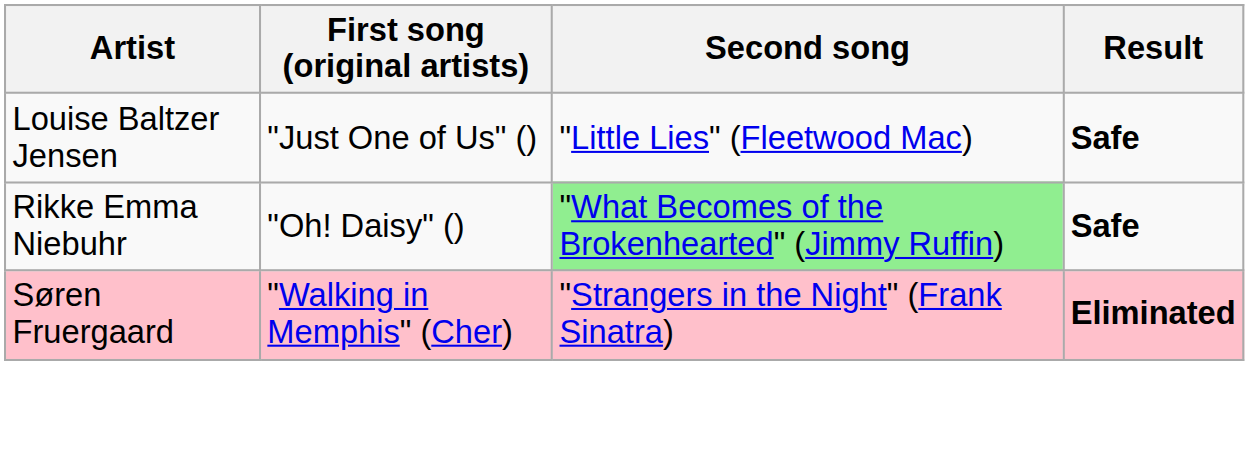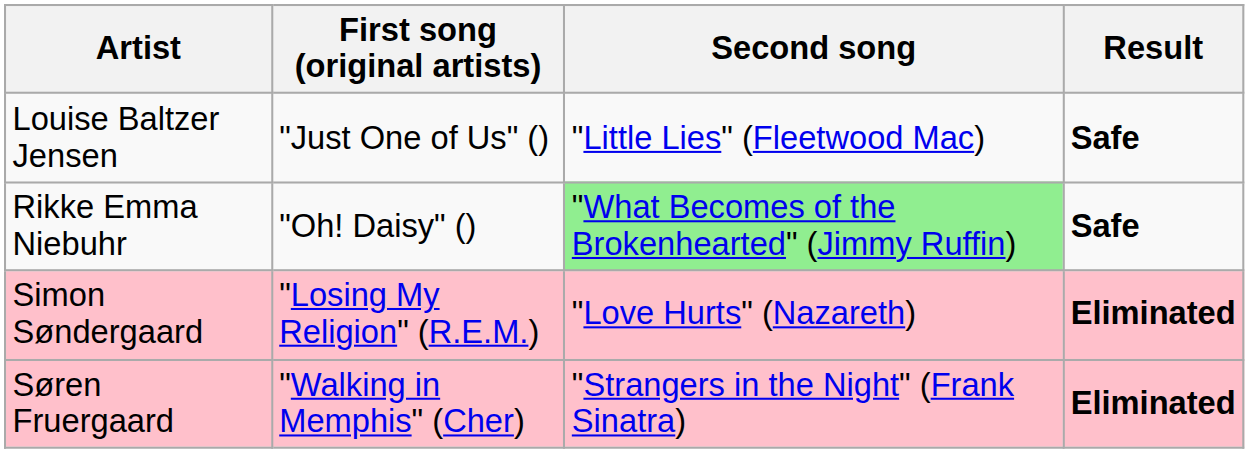+ row: (108, 314)
